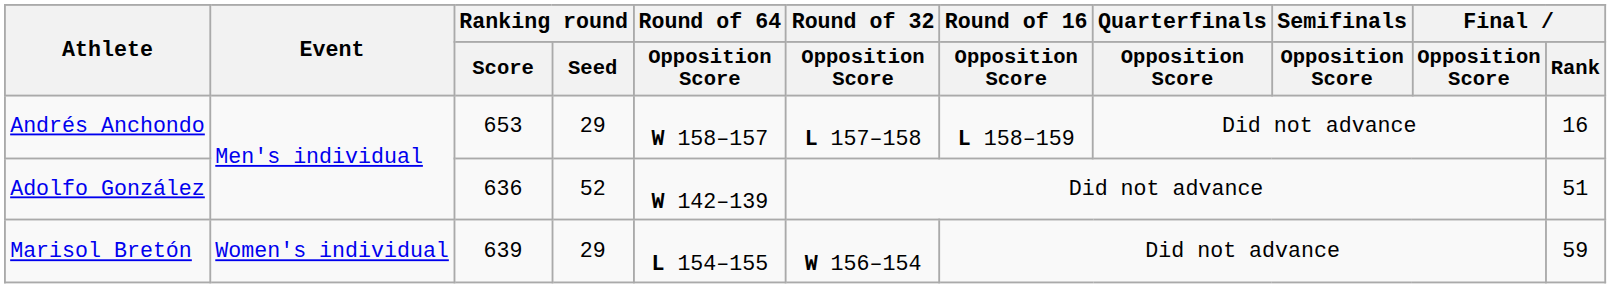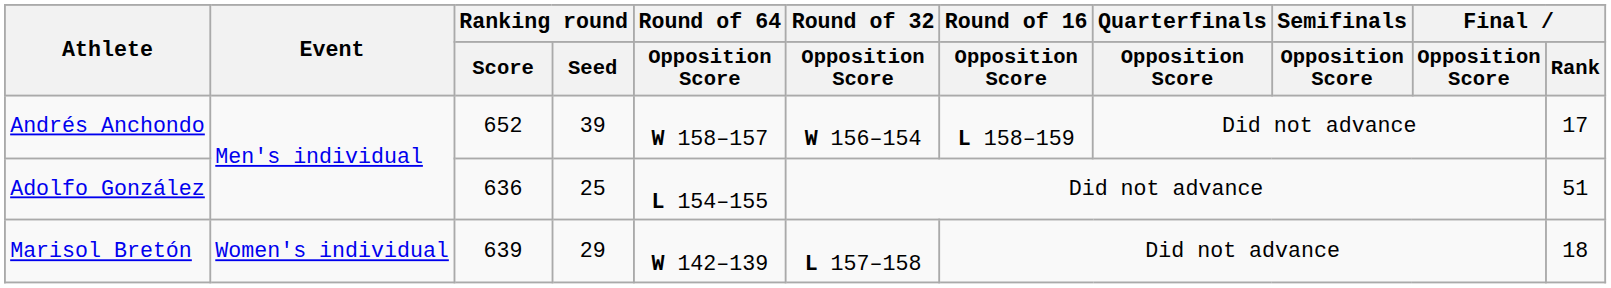(503, 127) 653 -> (503, 127) 652
(593, 127) 29 -> (593, 127) 39
(863, 140) L 157–158 -> (863, 140) W 156–154
(1575, 127) 16 -> (1575, 127) 17
(593, 189) 52 -> (593, 189) 25
(710, 202) W 142–139 -> (710, 202) L 154–155
(710, 264) L 154–155 -> (710, 264) W 142–139
(863, 264) W 156–154 -> (863, 264) L 157–158
(1575, 251) 59 -> (1575, 251) 18
